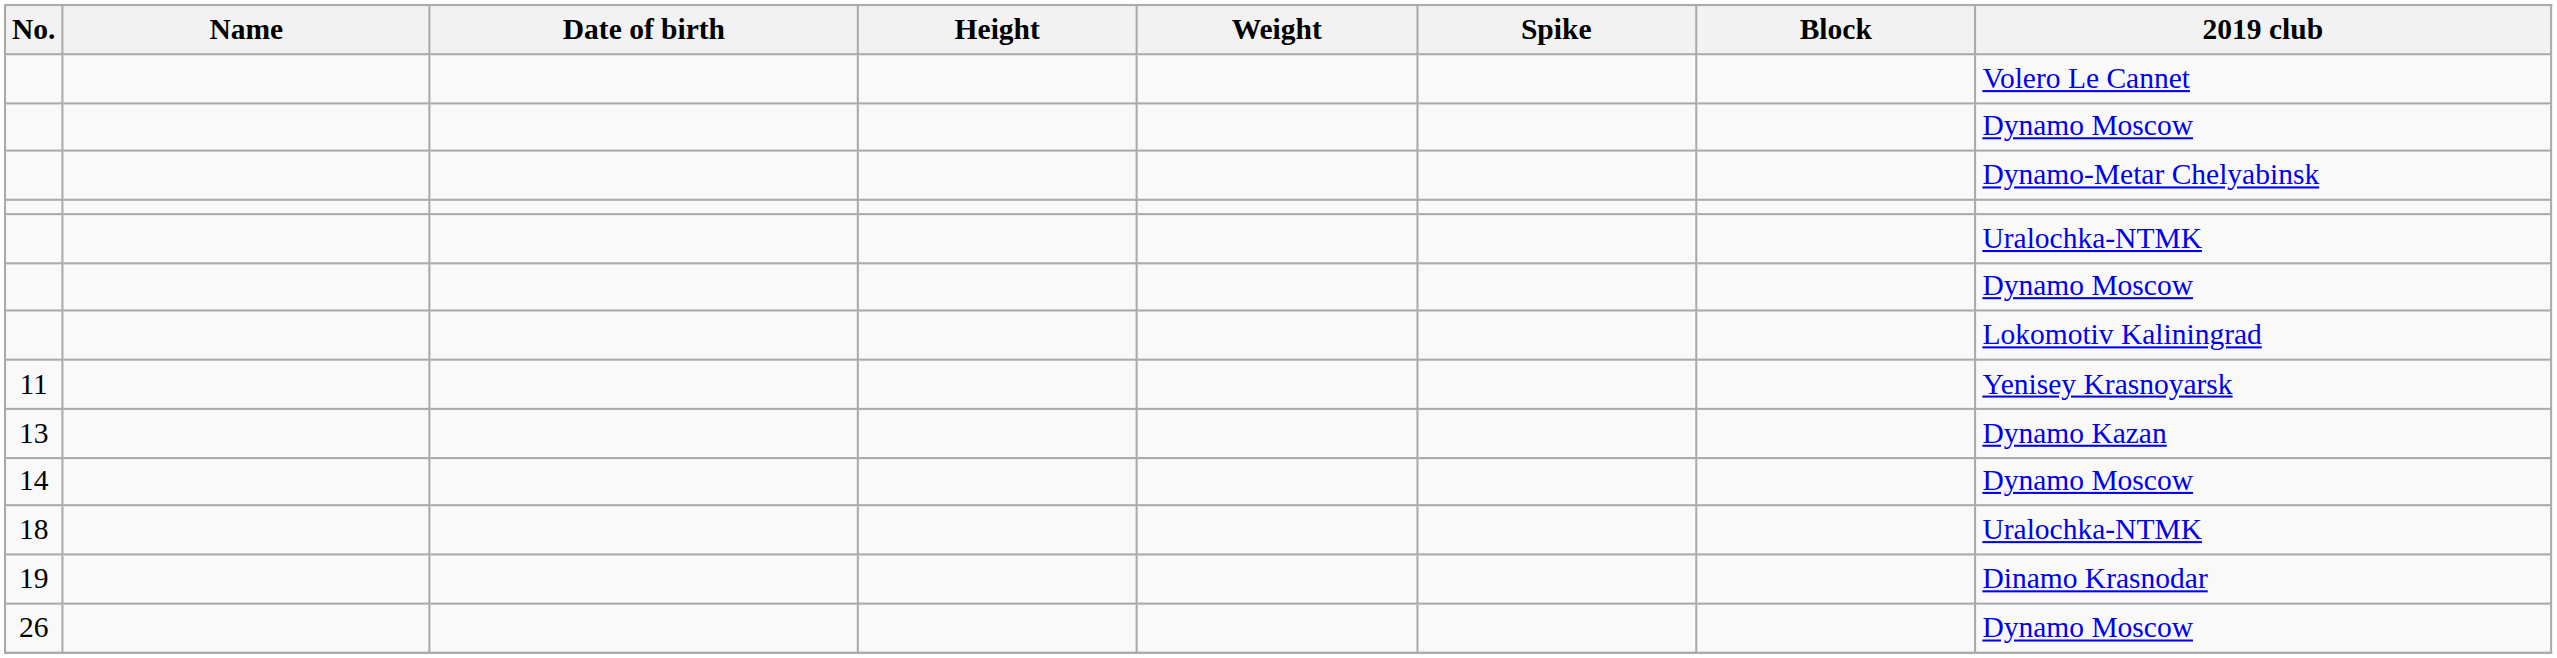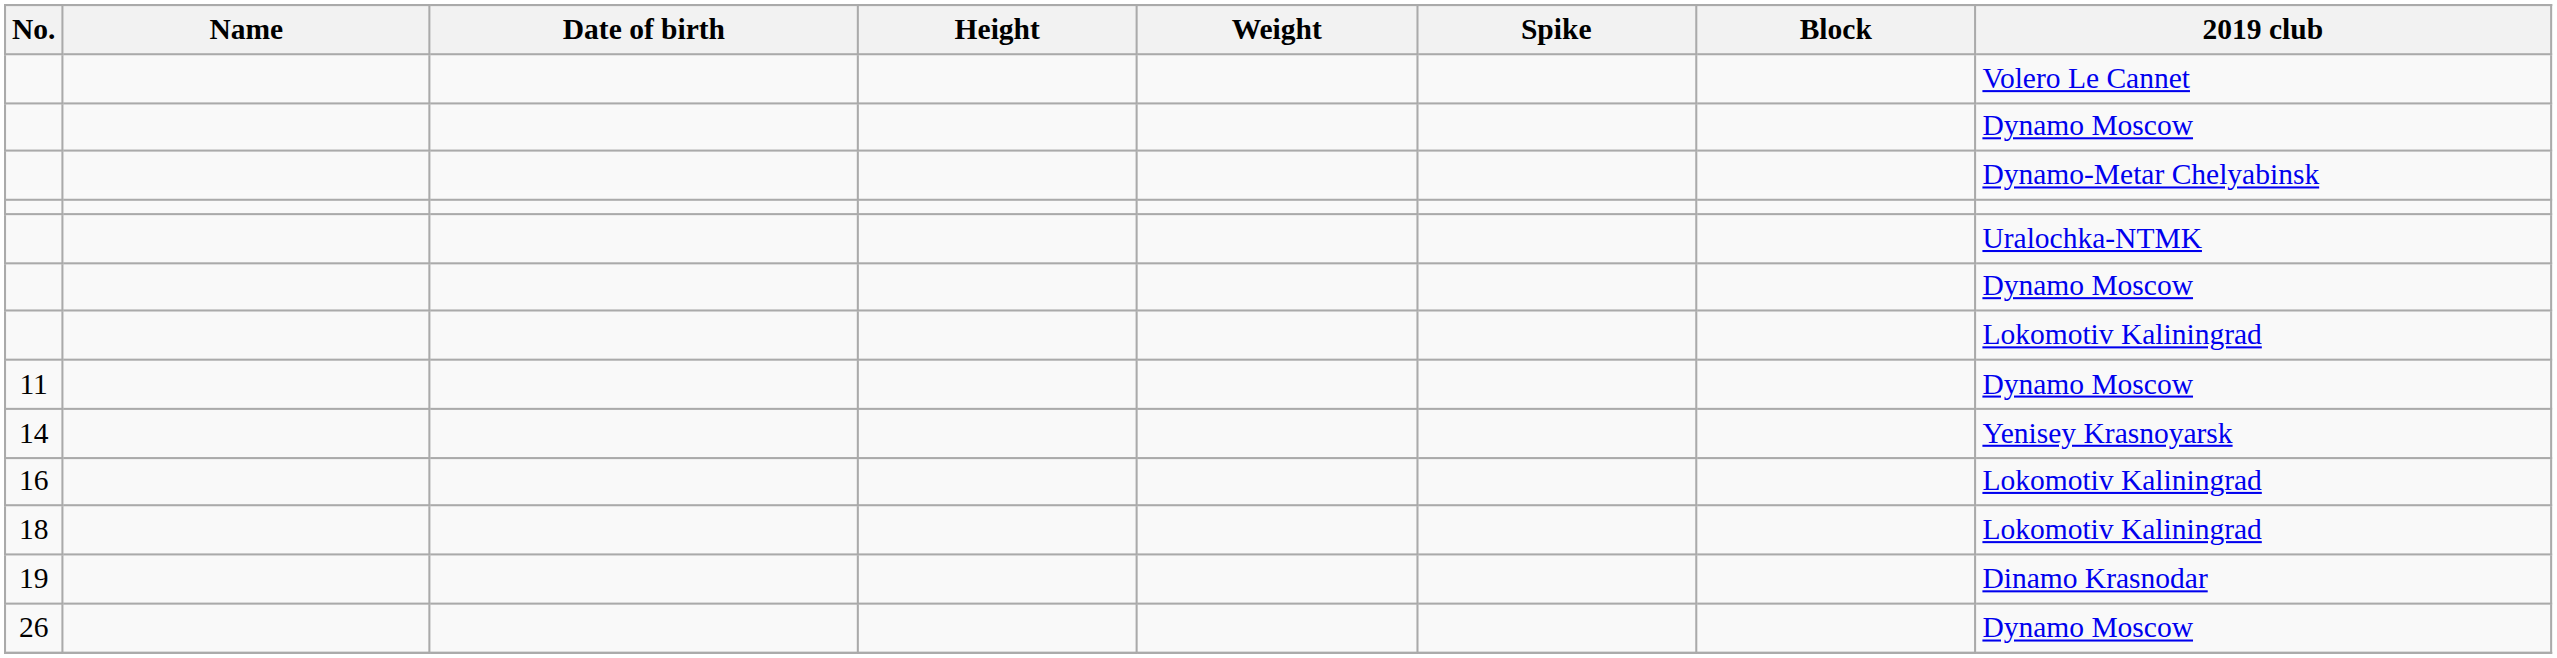(2108, 383) Yenisey Krasnoyarsk -> (2088, 383) Dynamo Moscow
- row: (34, 432)
(2088, 481) Dynamo Moscow -> (2108, 432) Yenisey Krasnoyarsk
+ row: (34, 481)
(2092, 529) Uralochka-NTMK -> (2122, 529) Lokomotiv Kaliningrad
